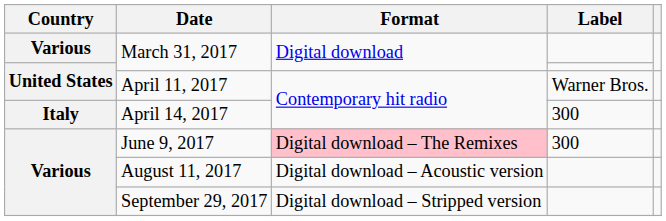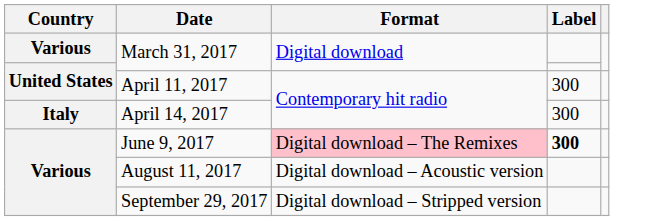(600, 85) Warner Bros. -> (565, 85) 300
(565, 143) normal -> (565, 143) bold
